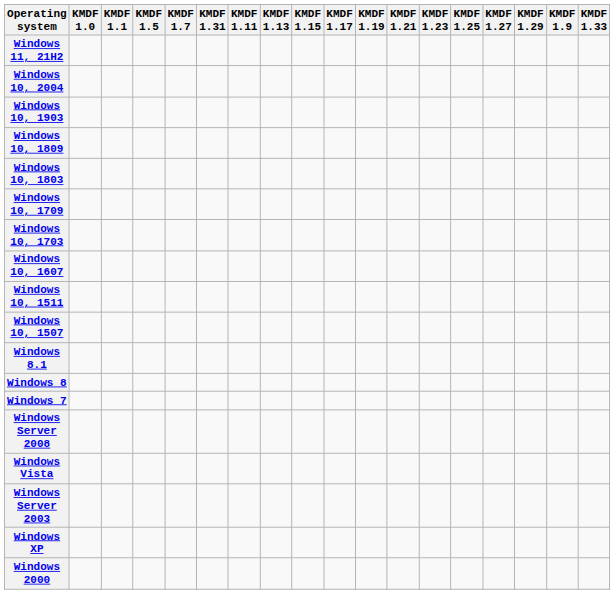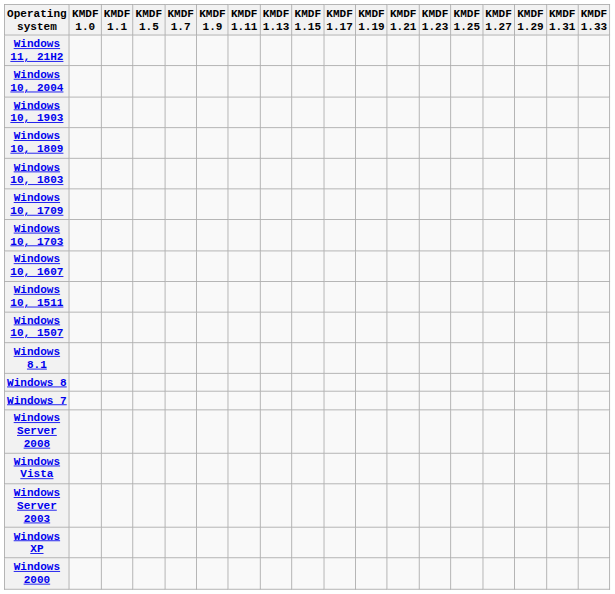columns swapped: (562, 20) <-> (212, 20)
